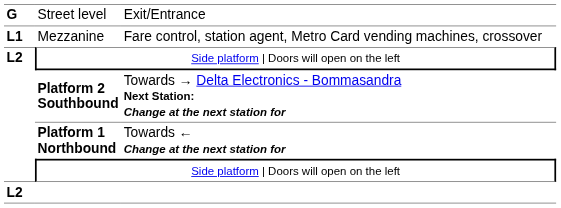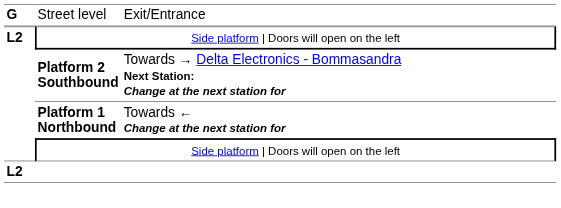- row: (71, 36)
